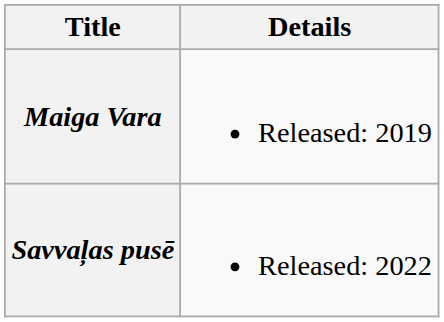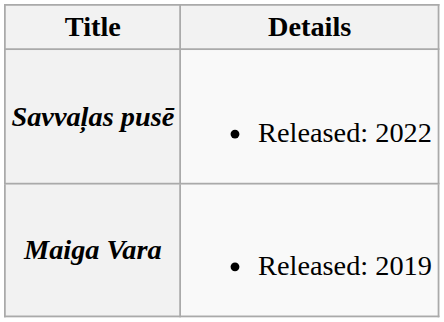rows swapped: (93, 116) <-> (93, 249)
